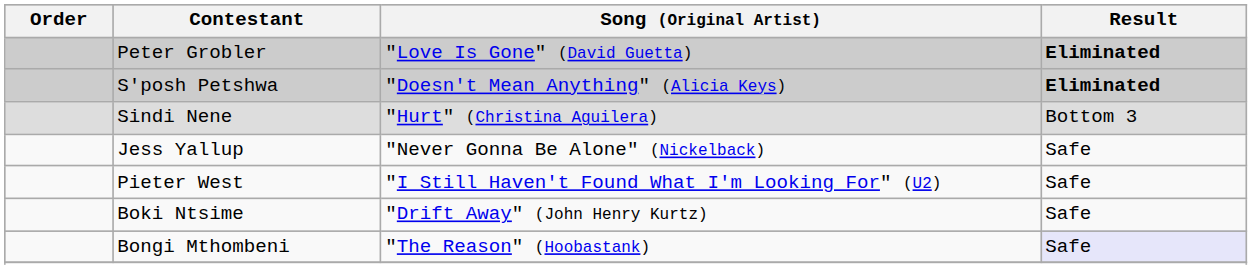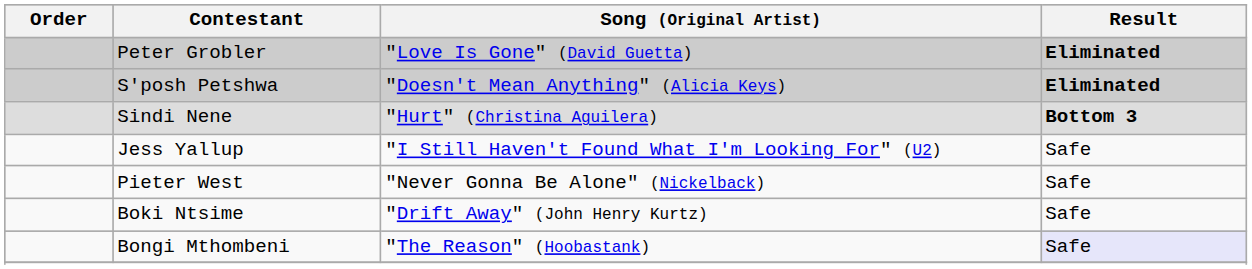(1091, 117) normal -> (1091, 117) bold
(575, 150) "Never Gonna Be Alone" (Nickelback) -> (663, 150) "I Still Haven't Found What I'm Looking For" (U2)
(663, 182) "I Still Haven't Found What I'm Looking For" (U2) -> (575, 182) "Never Gonna Be Alone" (Nickelback)
